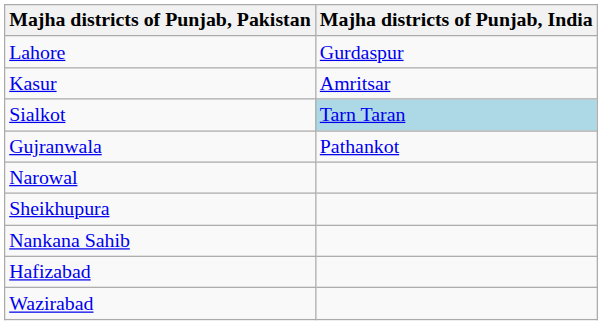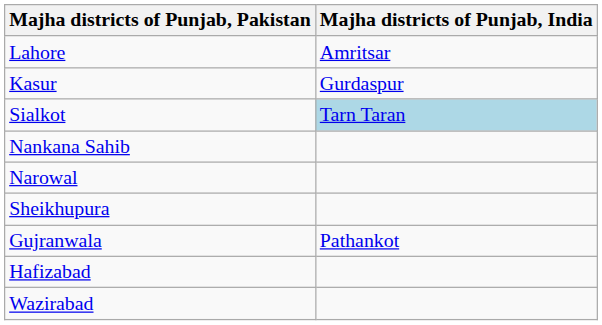(362, 51) Gurdaspur -> (355, 51) Amritsar
(355, 83) Amritsar -> (362, 83) Gurdaspur
rows swapped: (55, 146) <-> (70, 240)
